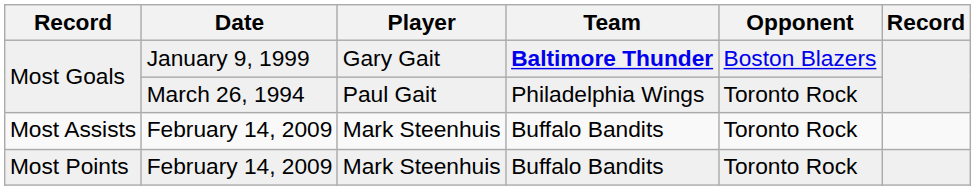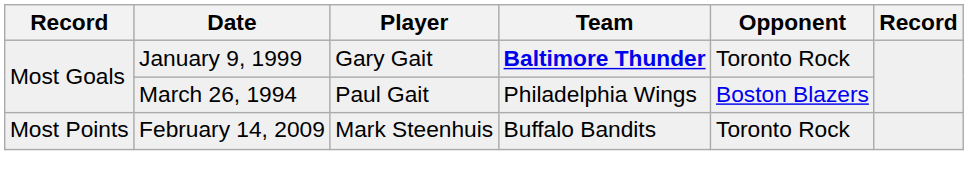(800, 58) Boston Blazers -> (783, 58) Toronto Rock
(791, 94) Toronto Rock -> (792, 94) Boston Blazers
- row: (73, 130)
